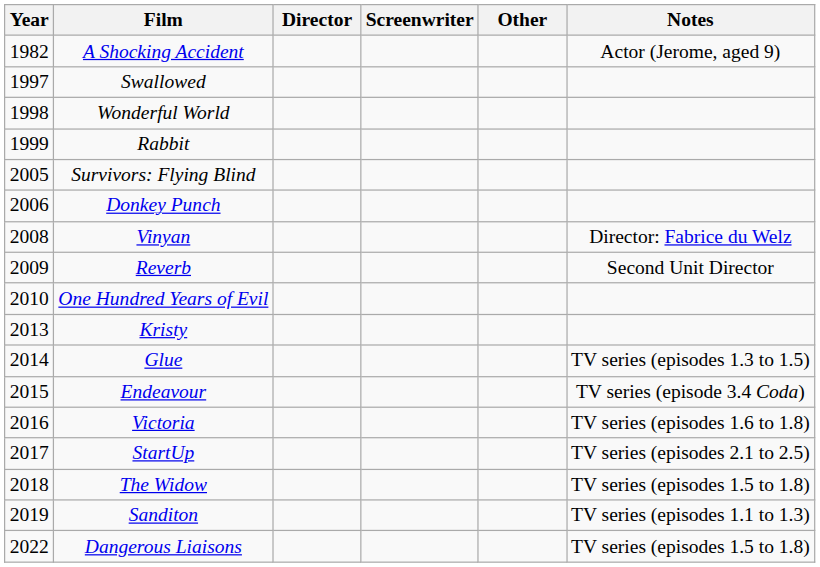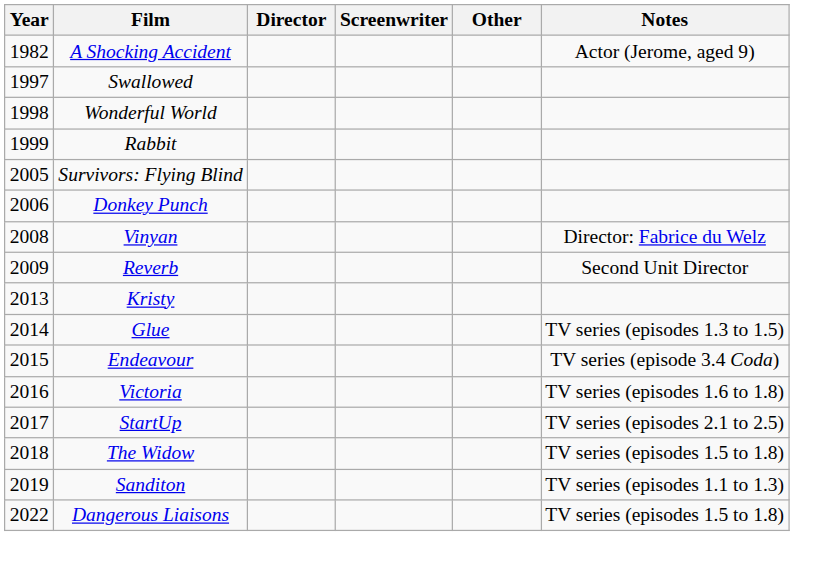- row: (163, 298)
